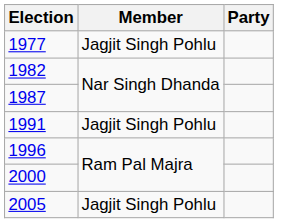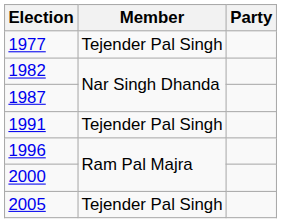(149, 44) Jagjit Singh Pohlu -> (152, 44) Tejender Pal Singh
(149, 124) Jagjit Singh Pohlu -> (152, 124) Tejender Pal Singh
(149, 204) Jagjit Singh Pohlu -> (152, 204) Tejender Pal Singh
